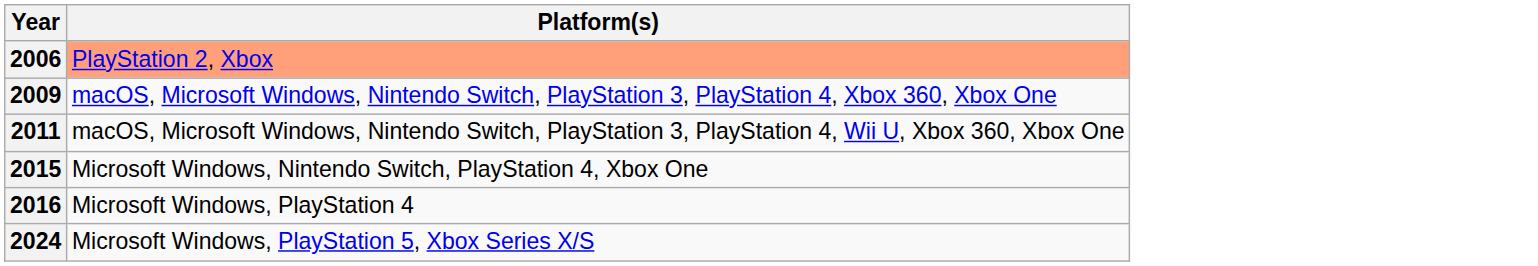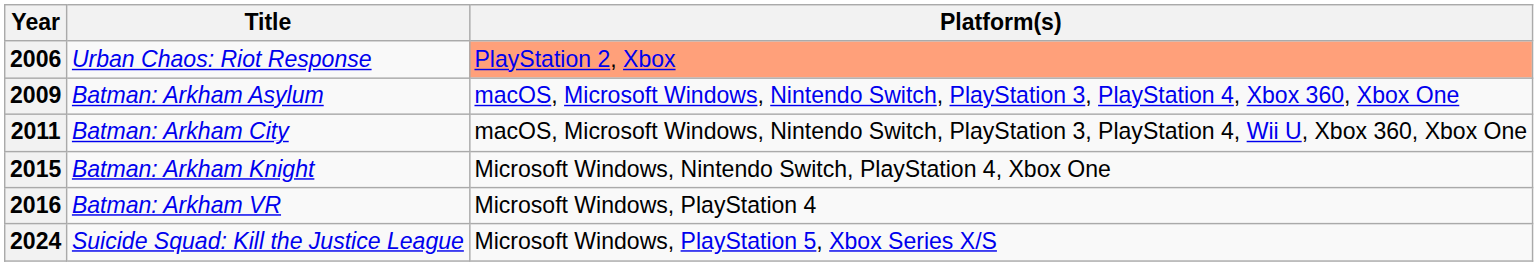+ column: (268, 22)
